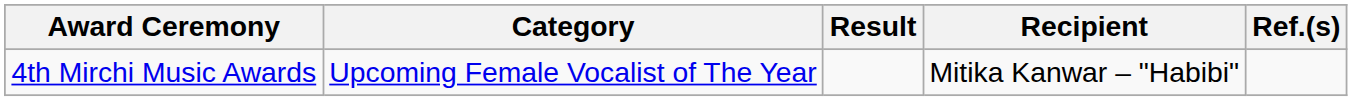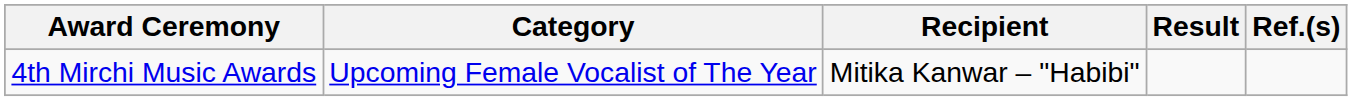columns swapped: (1084, 26) <-> (873, 26)
